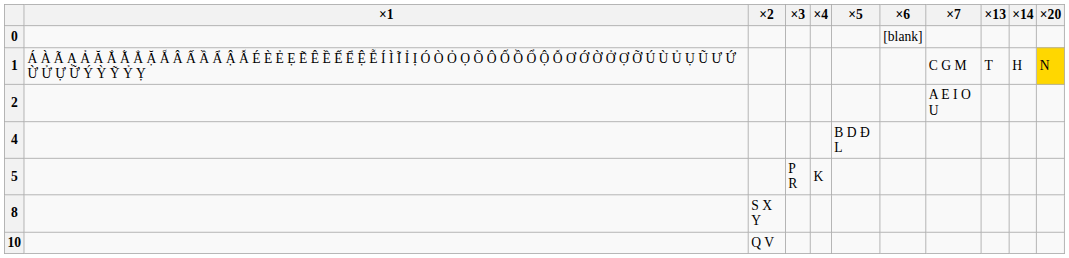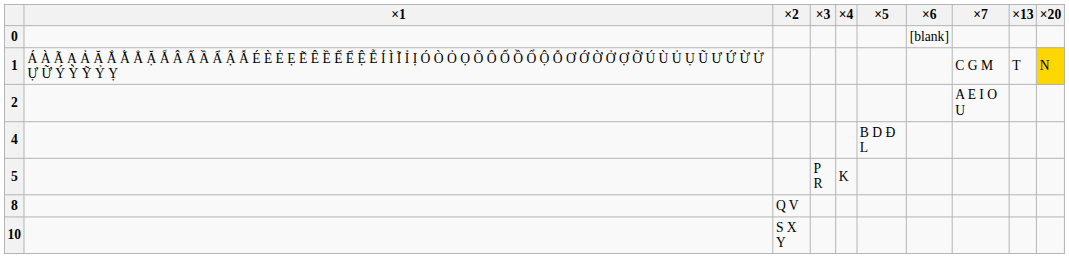- column: (1023, 15)
(762, 213) S X Y -> (787, 205) Q V
(763, 242) Q V -> (786, 235) S X Y
